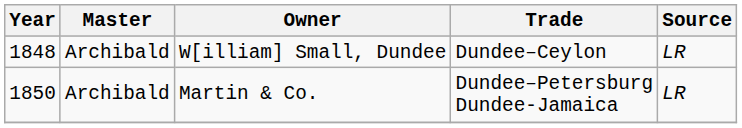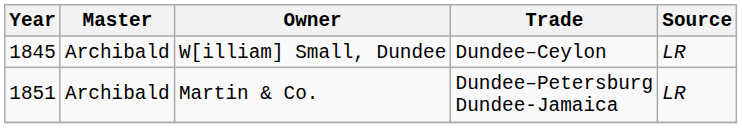(33, 52) 1848 -> (33, 52) 1845
(33, 95) 1850 -> (33, 95) 1851
